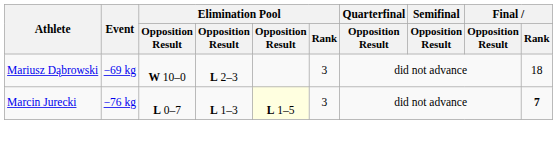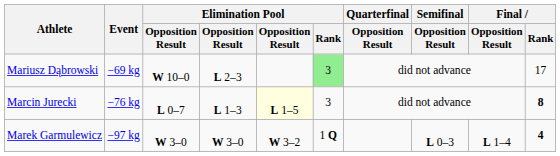(324, 70) no background -> (328, 70) lightgreen background
(537, 70) 18 -> (541, 70) 17
(537, 103) 7 -> (541, 103) 8
+ row: (55, 136)
